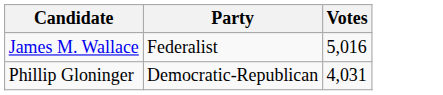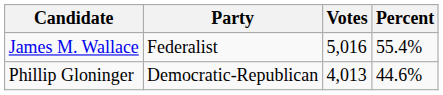+ column: (405, 18)
(347, 75) 4,031 -> (347, 75) 4,013
